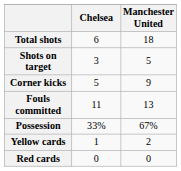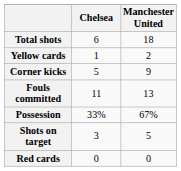rows swapped: (38, 61) <-> (38, 142)
